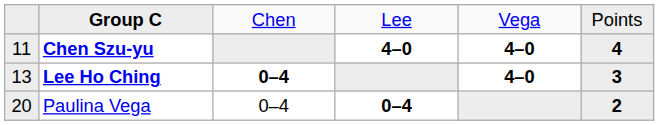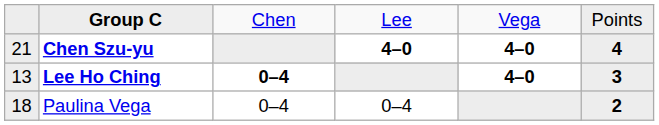(22, 48) 11 -> (22, 48) 21
(22, 106) 20 -> (22, 106) 18
(397, 106) bold -> (397, 106) normal
